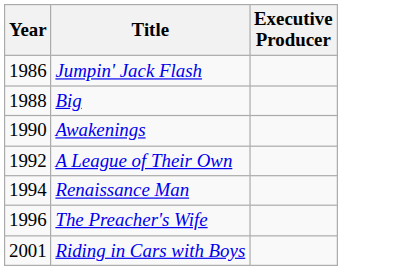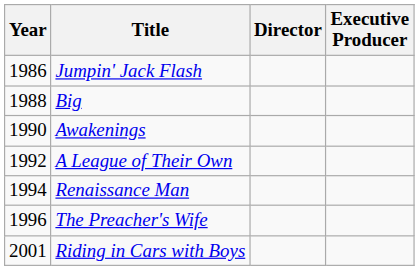+ column: (288, 30)
